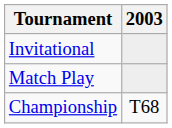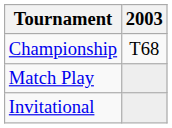rows swapped: (63, 107) <-> (52, 48)
